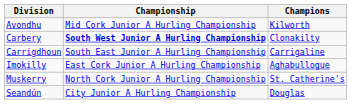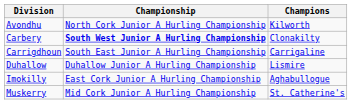(161, 25) Mid Cork Junior A Hurling Championship -> (166, 25) North Cork Junior A Hurling Championship
+ row: (26, 65)
(166, 79) North Cork Junior A Hurling Championship -> (161, 92) Mid Cork Junior A Hurling Championship
- row: (24, 92)
